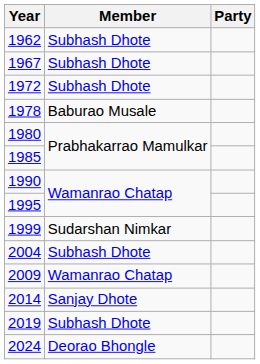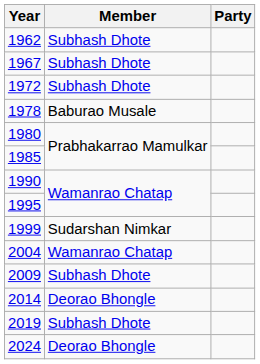(99, 252) Subhash Dhote -> (110, 252) Wamanrao Chatap
(110, 275) Wamanrao Chatap -> (99, 275) Subhash Dhote
(93, 299) Sanjay Dhote -> (102, 299) Deorao Bhongle
